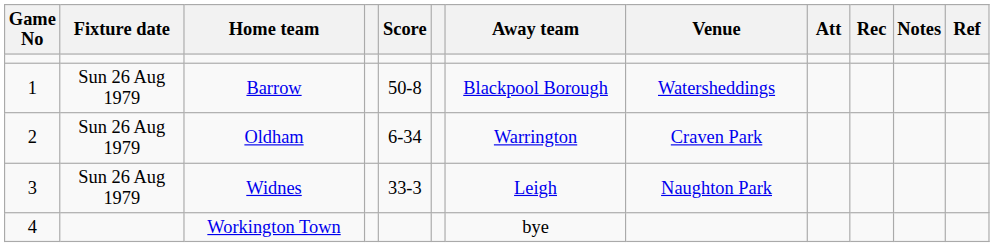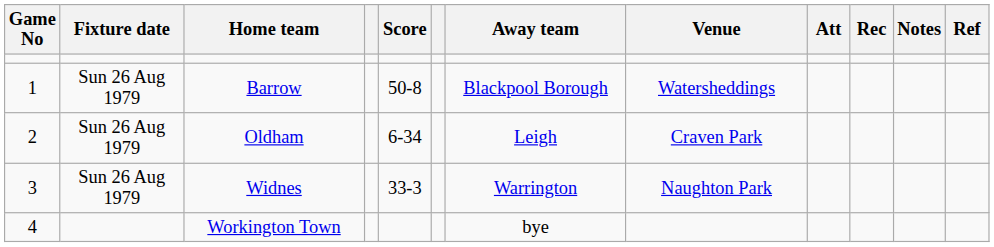(536, 137) Warrington -> (536, 137) Leigh
(536, 187) Leigh -> (536, 187) Warrington
